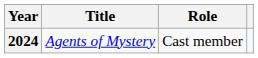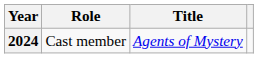columns swapped: (100, 16) <-> (202, 16)
